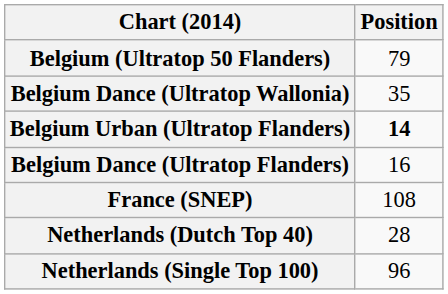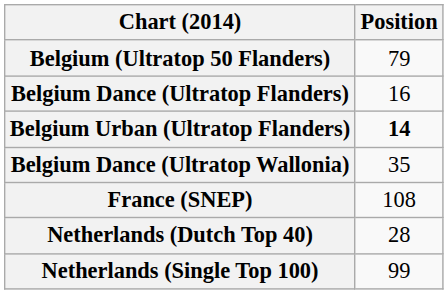rows swapped: (180, 164) <-> (180, 93)
(399, 270) 96 -> (399, 270) 99
